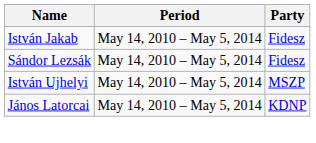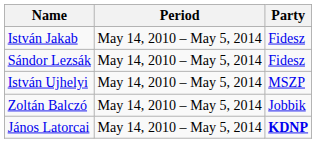+ row: (47, 104)
(287, 104) normal -> (288, 127) bold
